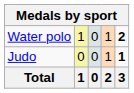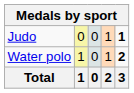rows swapped: (22, 57) <-> (39, 36)
